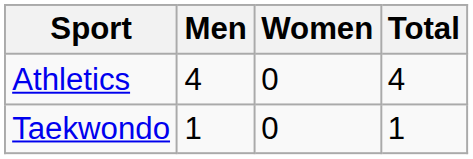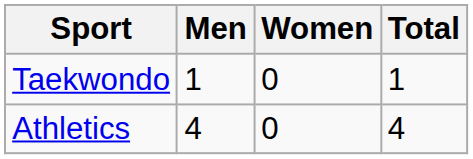rows swapped: (71, 78) <-> (91, 128)
